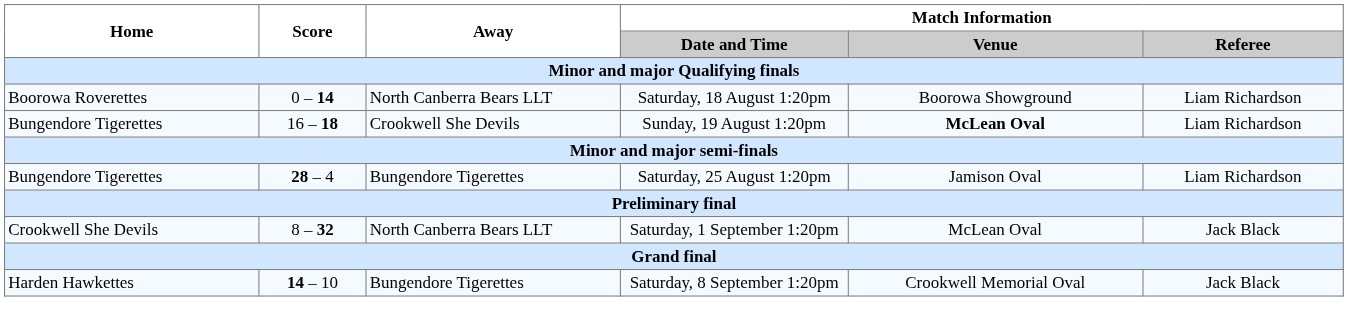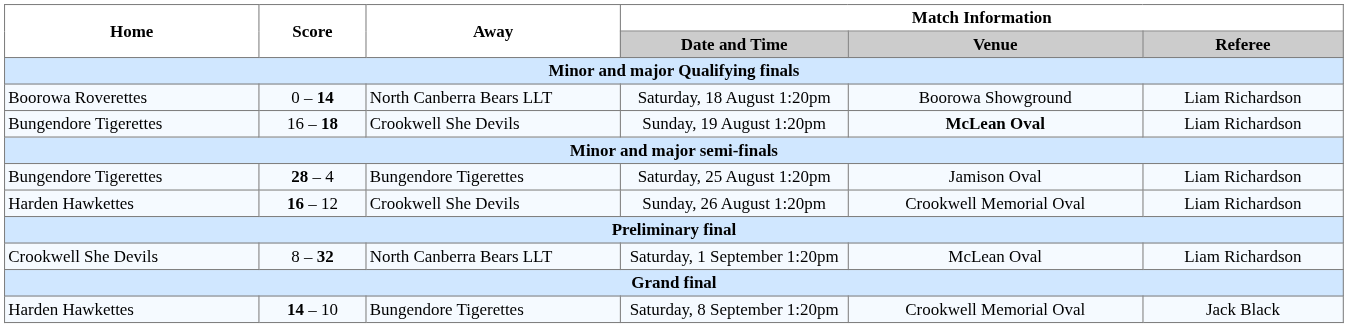+ row: (734, 203)
(1243, 229) Jack Black -> (1243, 256) Liam Richardson
